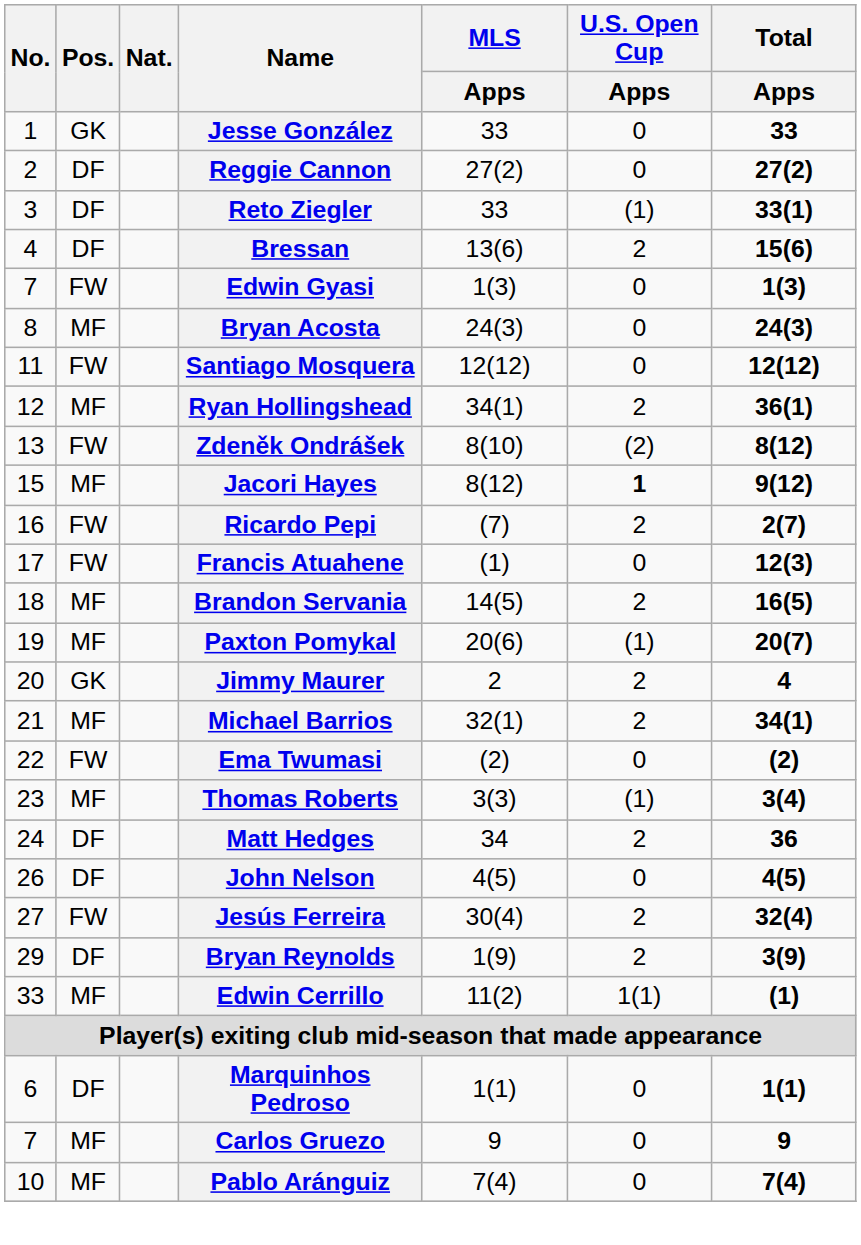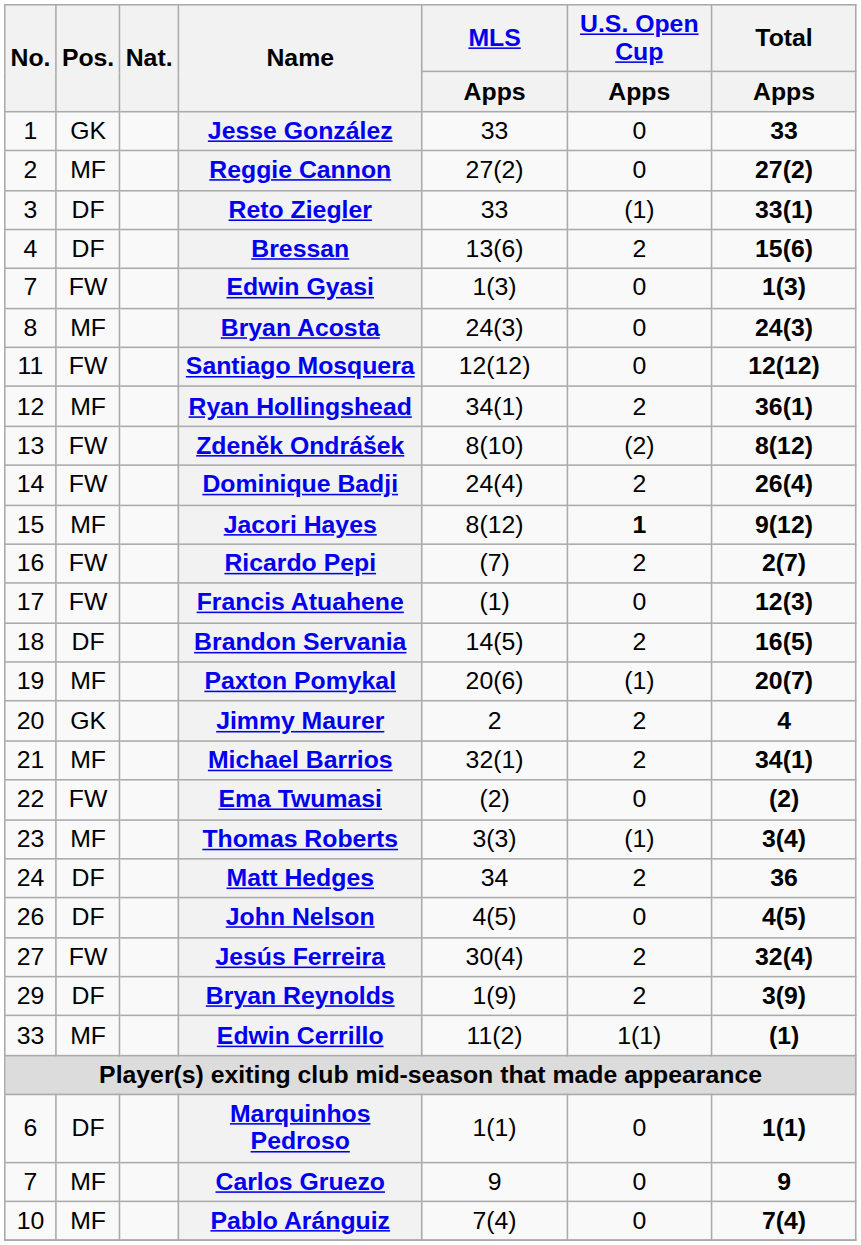(88, 170) DF -> (88, 170) MF
+ row: (300, 484)
(88, 602) MF -> (88, 642) DF
